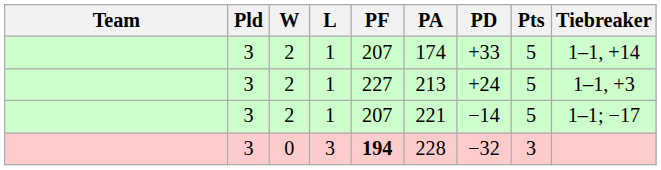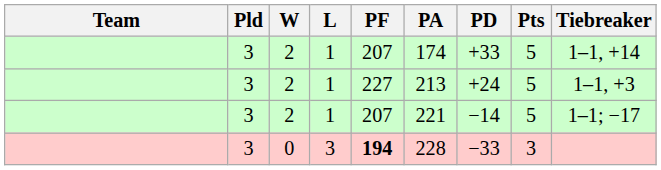(484, 148) −32 -> (484, 148) −33
